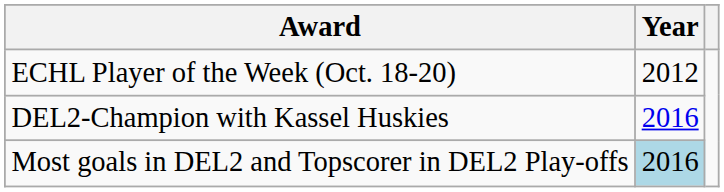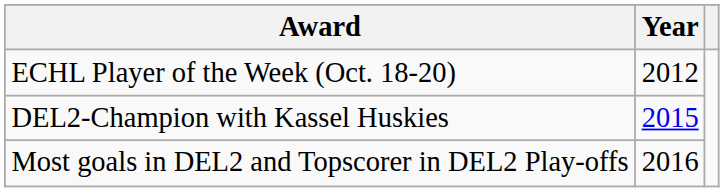(670, 117) 2016 -> (670, 117) 2015
(670, 162) lightblue background -> (670, 162) no background
